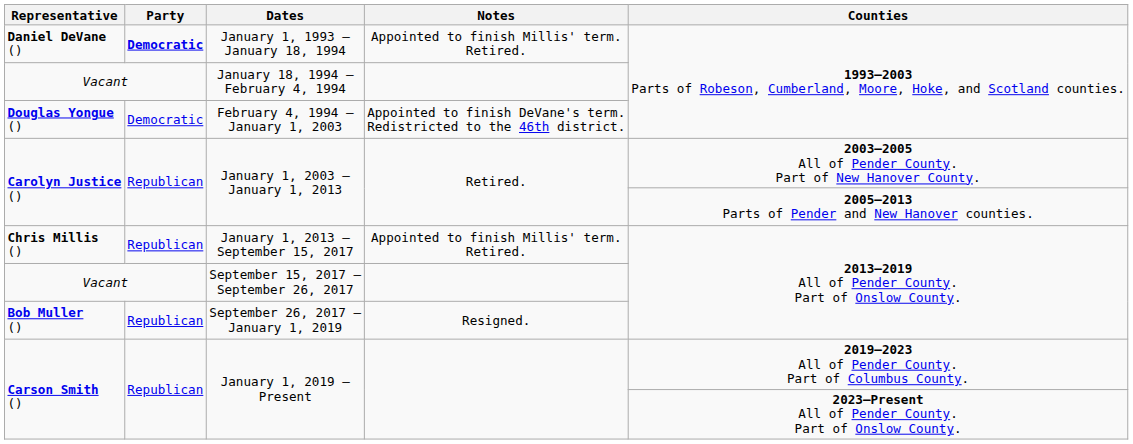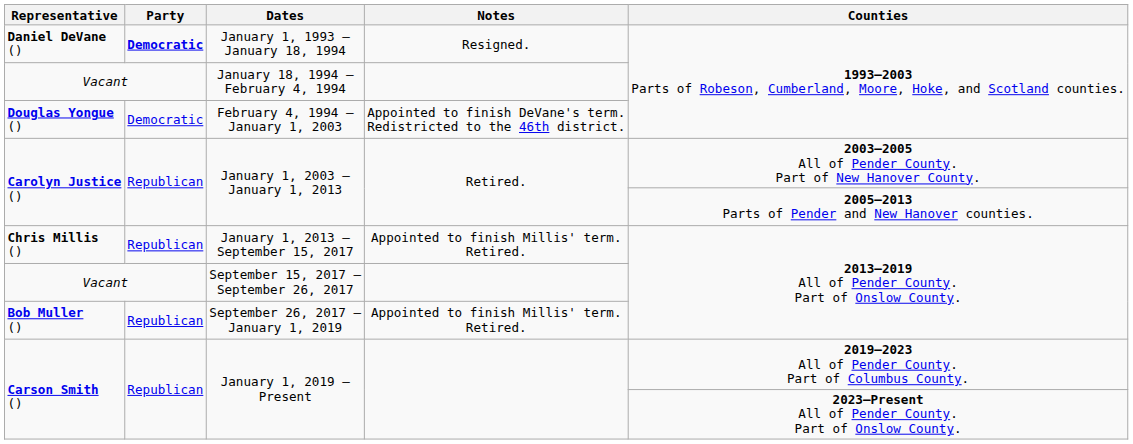(496, 44) Appointed to finish Millis' term. Retired. -> (496, 44) Resigned.
(496, 321) Resigned. -> (496, 321) Appointed to finish Millis' term. Retired.
